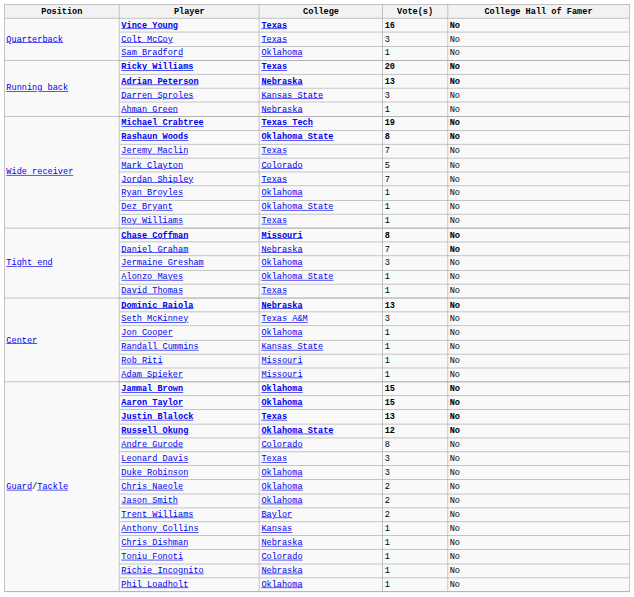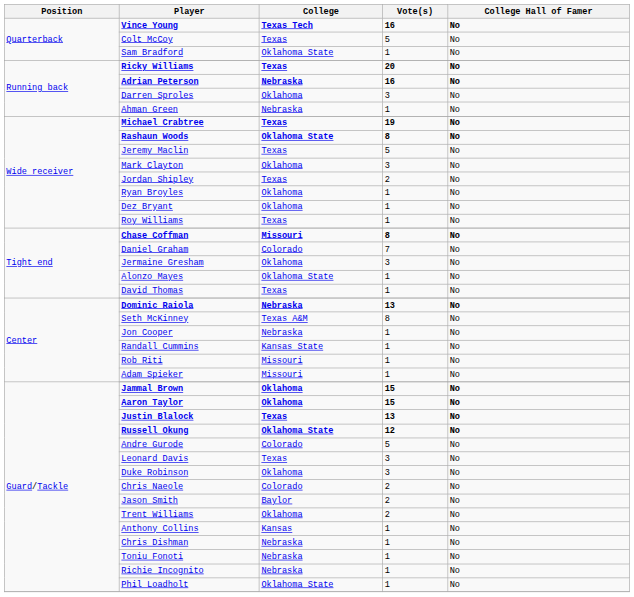(274, 25) Texas -> (287, 25) Texas Tech
(387, 39) 3 -> (387, 39) 5
(282, 53) Oklahoma -> (297, 53) Oklahoma State
(390, 81) 13 -> (390, 81) 16
(292, 95) Kansas State -> (282, 95) Oklahoma
(287, 123) Texas Tech -> (274, 123) Texas
(387, 151) 7 -> (387, 151) 5
(282, 165) Colorado -> (282, 165) Oklahoma
(387, 165) 5 -> (387, 165) 3
(387, 179) 7 -> (387, 179) 2
(297, 207) Oklahoma State -> (282, 207) Oklahoma
(282, 249) Nebraska -> (282, 249) Colorado
(455, 249) bold -> (455, 249) normal
(387, 319) 3 -> (387, 319) 8
(282, 333) Oklahoma -> (282, 333) Nebraska
(387, 445) 8 -> (387, 445) 5
(282, 487) Oklahoma -> (282, 487) Colorado
(282, 501) Oklahoma -> (277, 501) Baylor
(277, 515) Baylor -> (282, 515) Oklahoma
(282, 557) Colorado -> (282, 557) Nebraska
(282, 585) Oklahoma -> (297, 585) Oklahoma State
